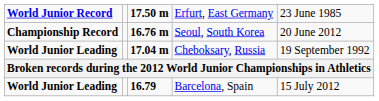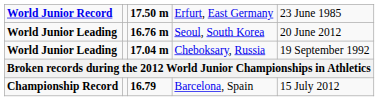(63, 31) Championship Record -> (62, 31) World Junior Leading
(62, 86) World Junior Leading -> (63, 86) Championship Record
